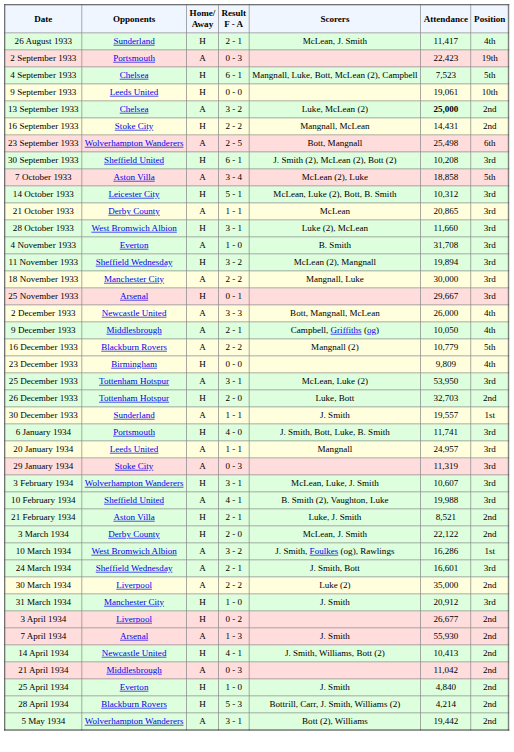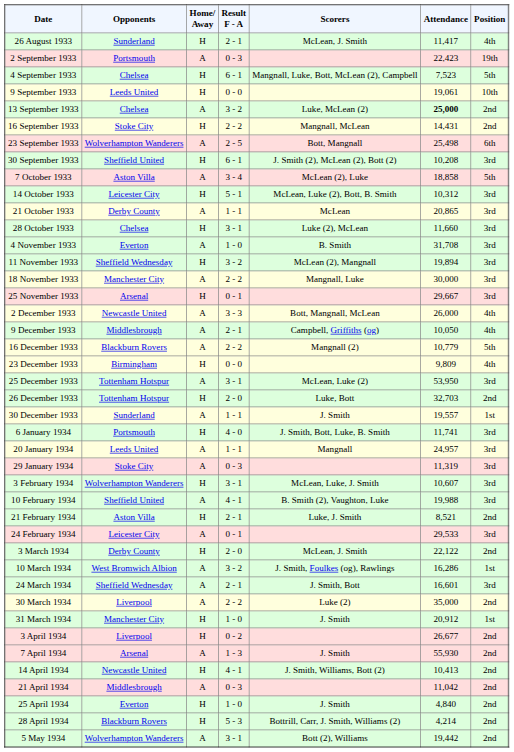(134, 228) West Bromwich Albion -> (134, 228) Chelsea
+ row: (43, 534)
(490, 602) 3rd -> (490, 619) 1st
